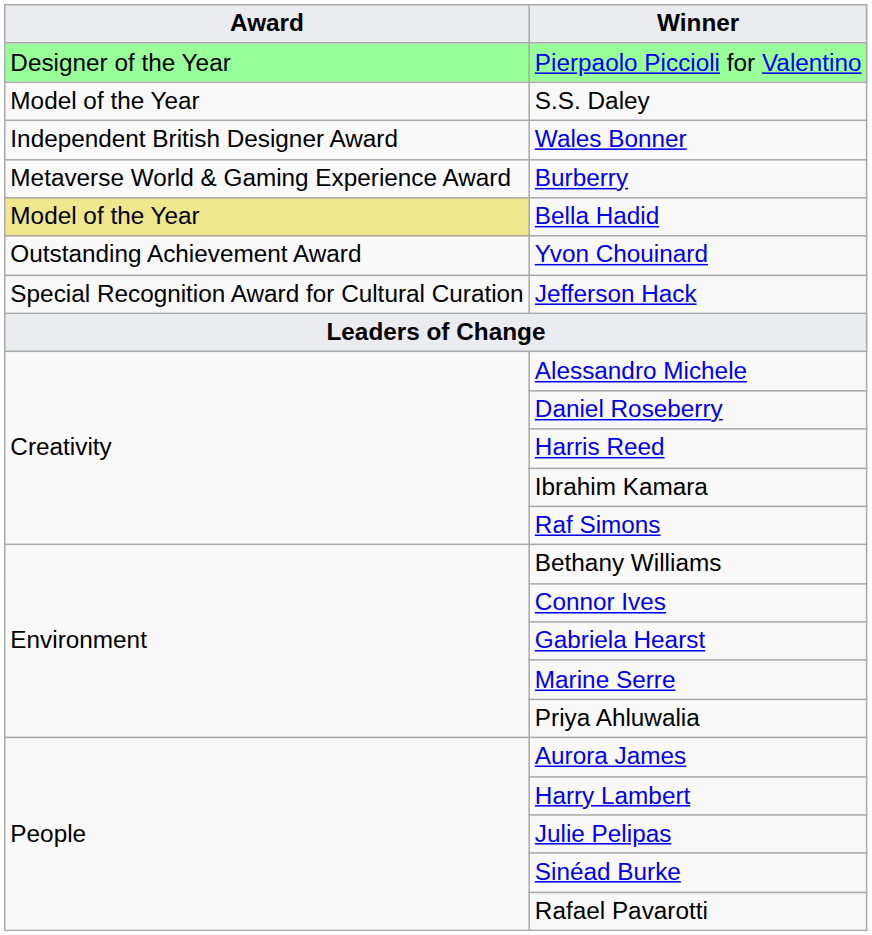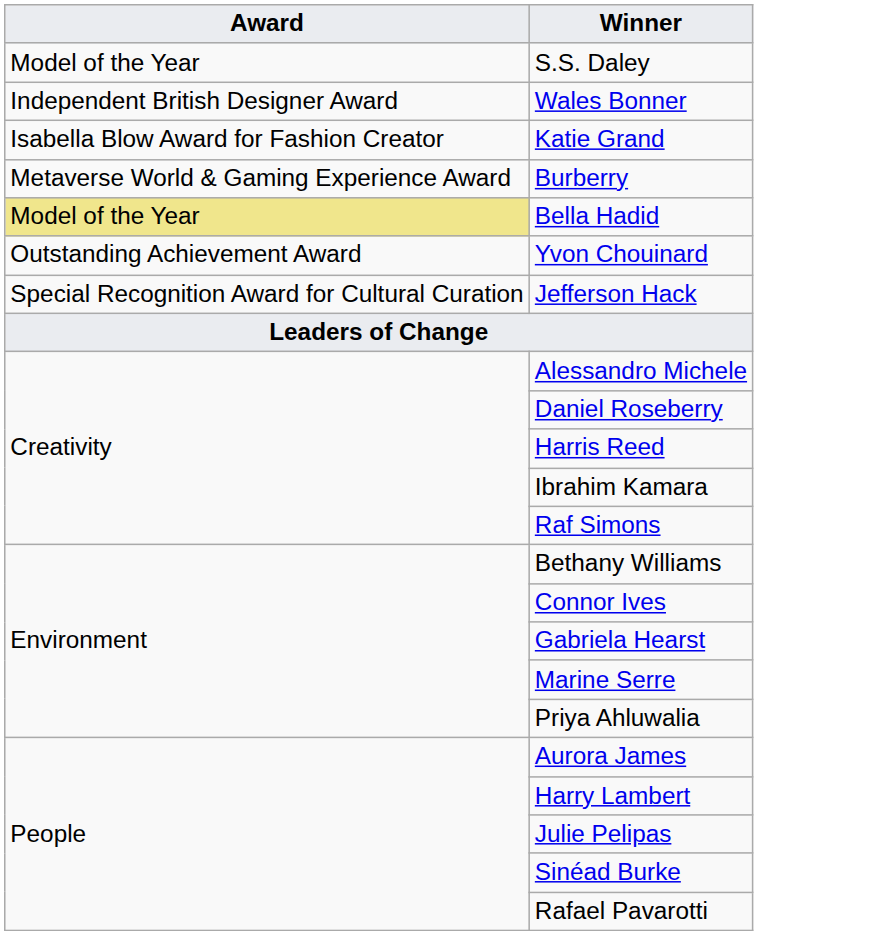- row: (698, 62)
+ row: (600, 139)
